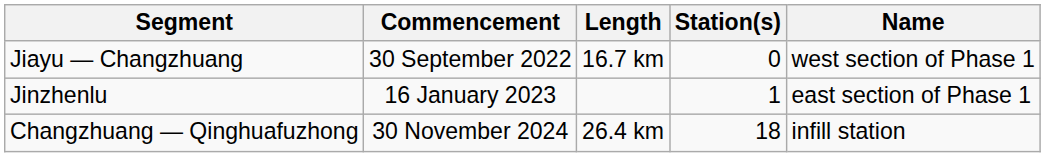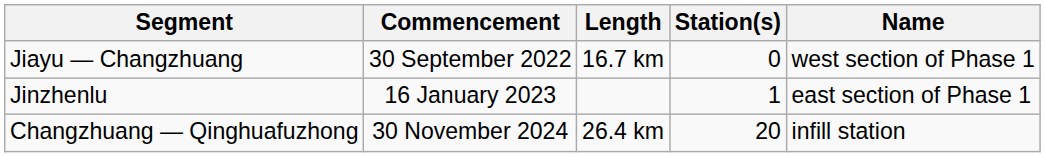(768, 132) 18 -> (768, 132) 20
